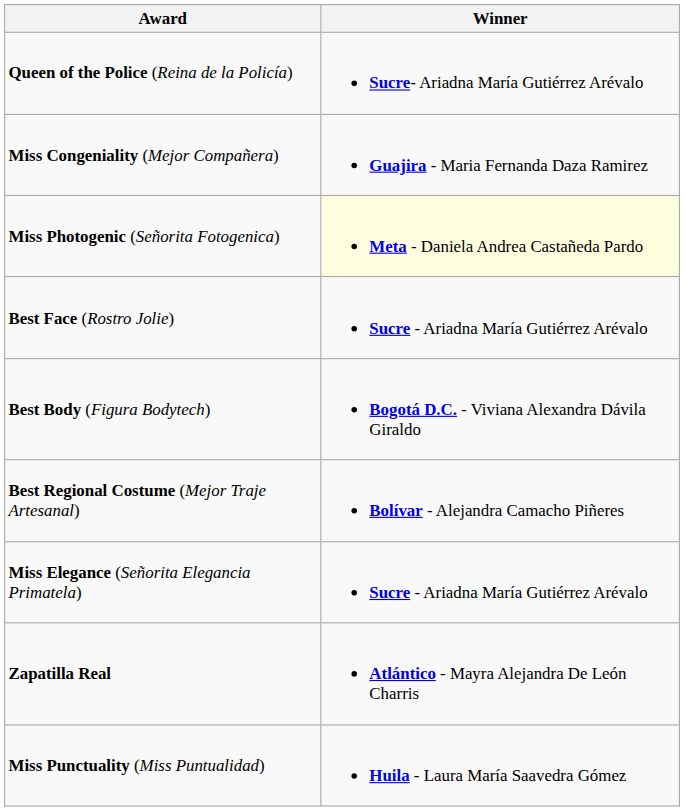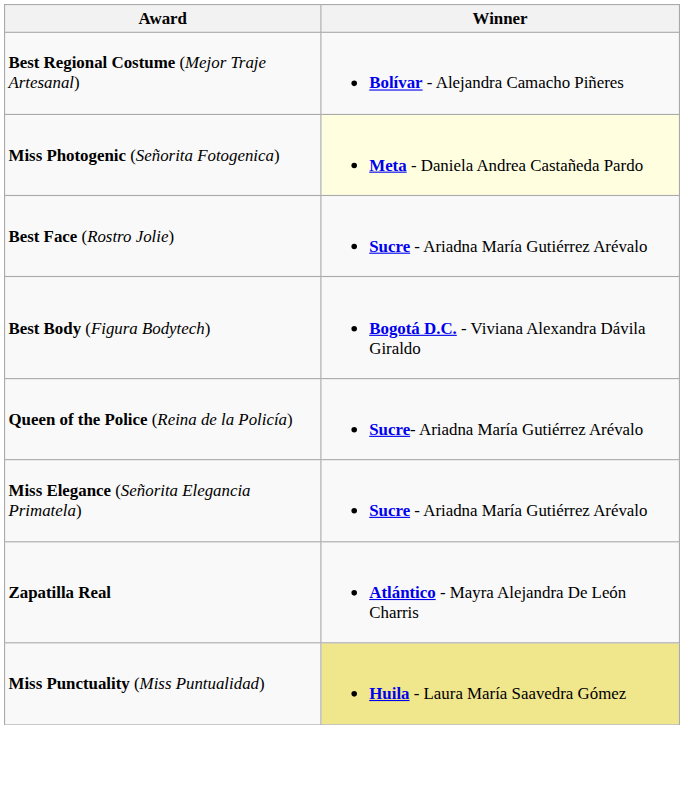rows swapped: (137, 500) <-> (151, 73)
- row: (144, 154)
(500, 775) no background -> (500, 694) khaki background
